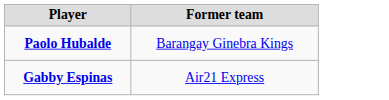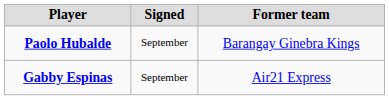+ column: (164, 15)
